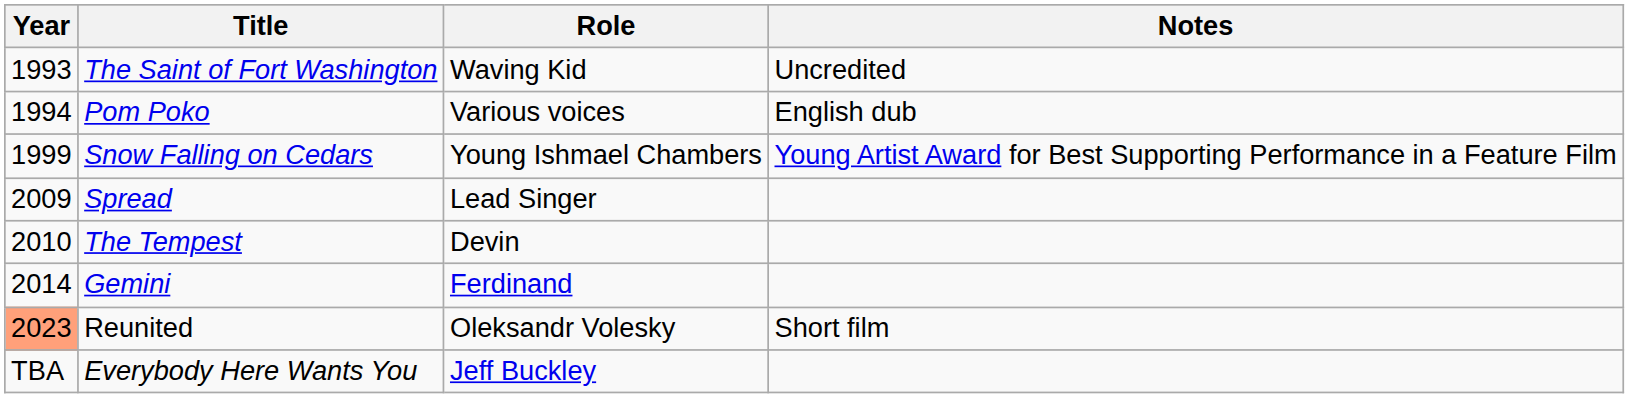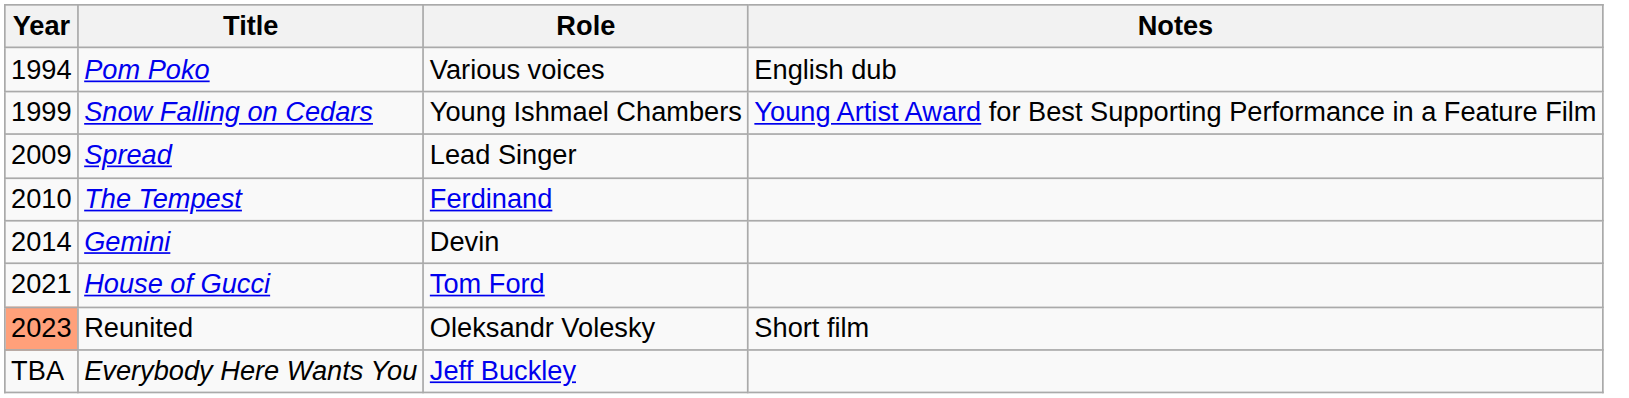- row: (261, 69)
(485, 241) Devin -> (491, 198) Ferdinand
(511, 284) Ferdinand -> (465, 241) Devin
+ row: (177, 284)
